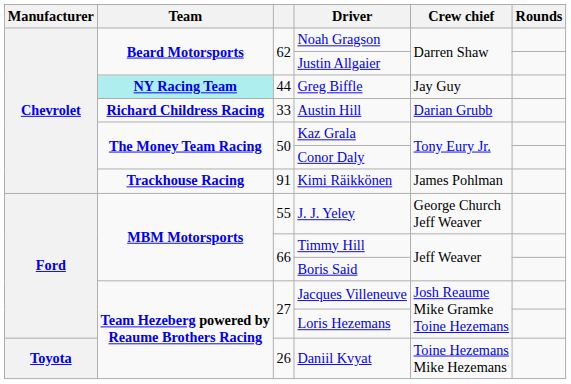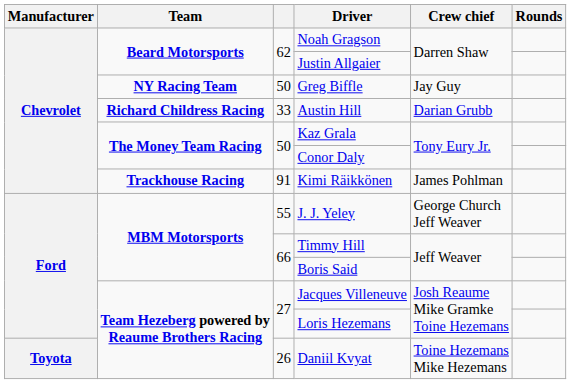(185, 87) paleturquoise background -> (185, 87) no background
(284, 87) 44 -> (284, 87) 50
